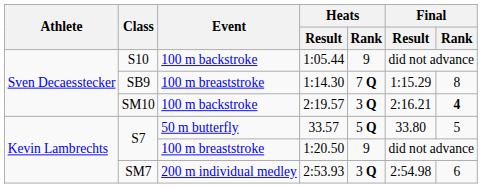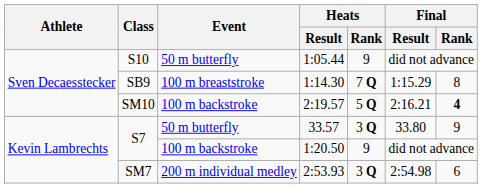(209, 60) 100 m backstroke -> (200, 60) 50 m butterfly
(366, 105) 3 Q -> (366, 105) 5 Q
(366, 127) 5 Q -> (366, 127) 3 Q
(457, 127) 5 -> (457, 127) 9
(213, 150) 100 m breaststroke -> (209, 150) 100 m backstroke
